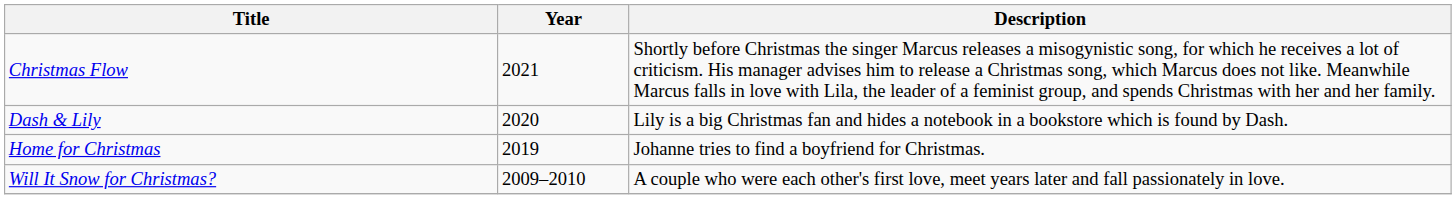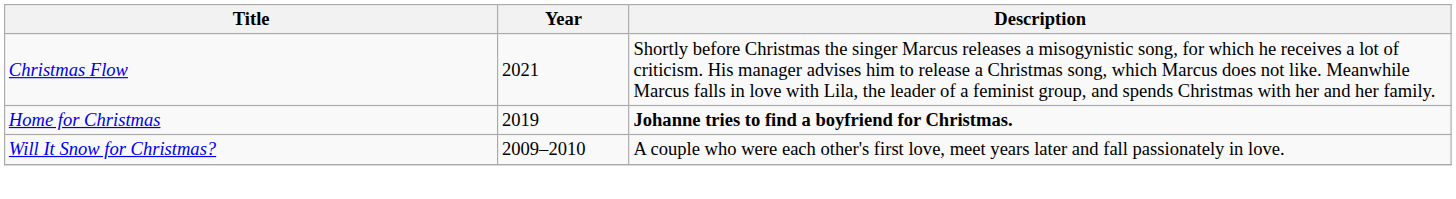- row: (55, 119)
(809, 149) normal -> (823, 119) bold
